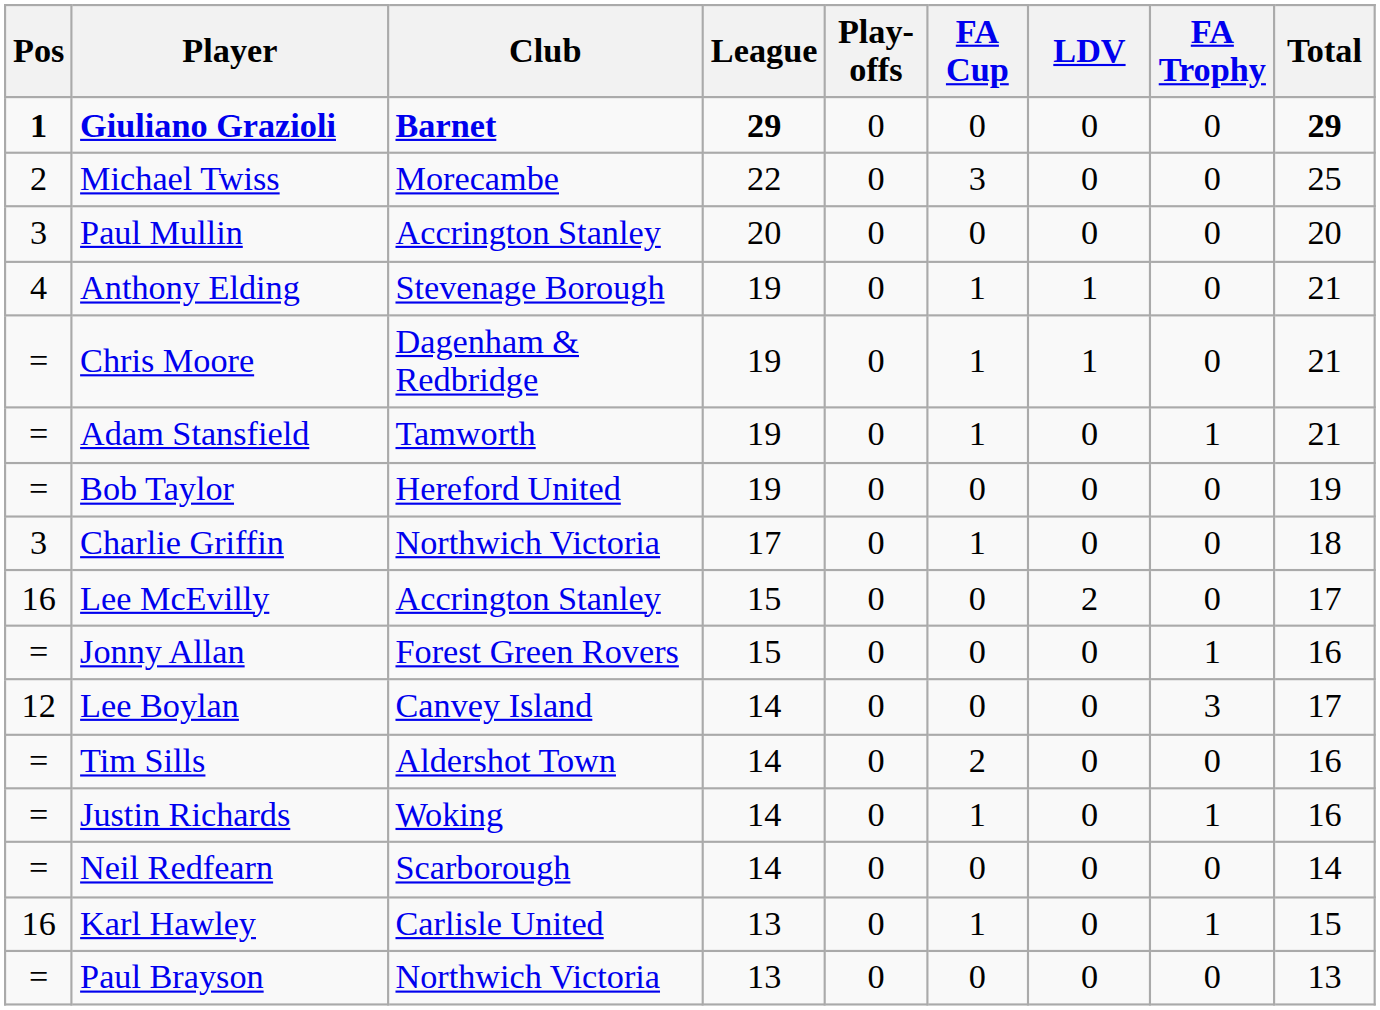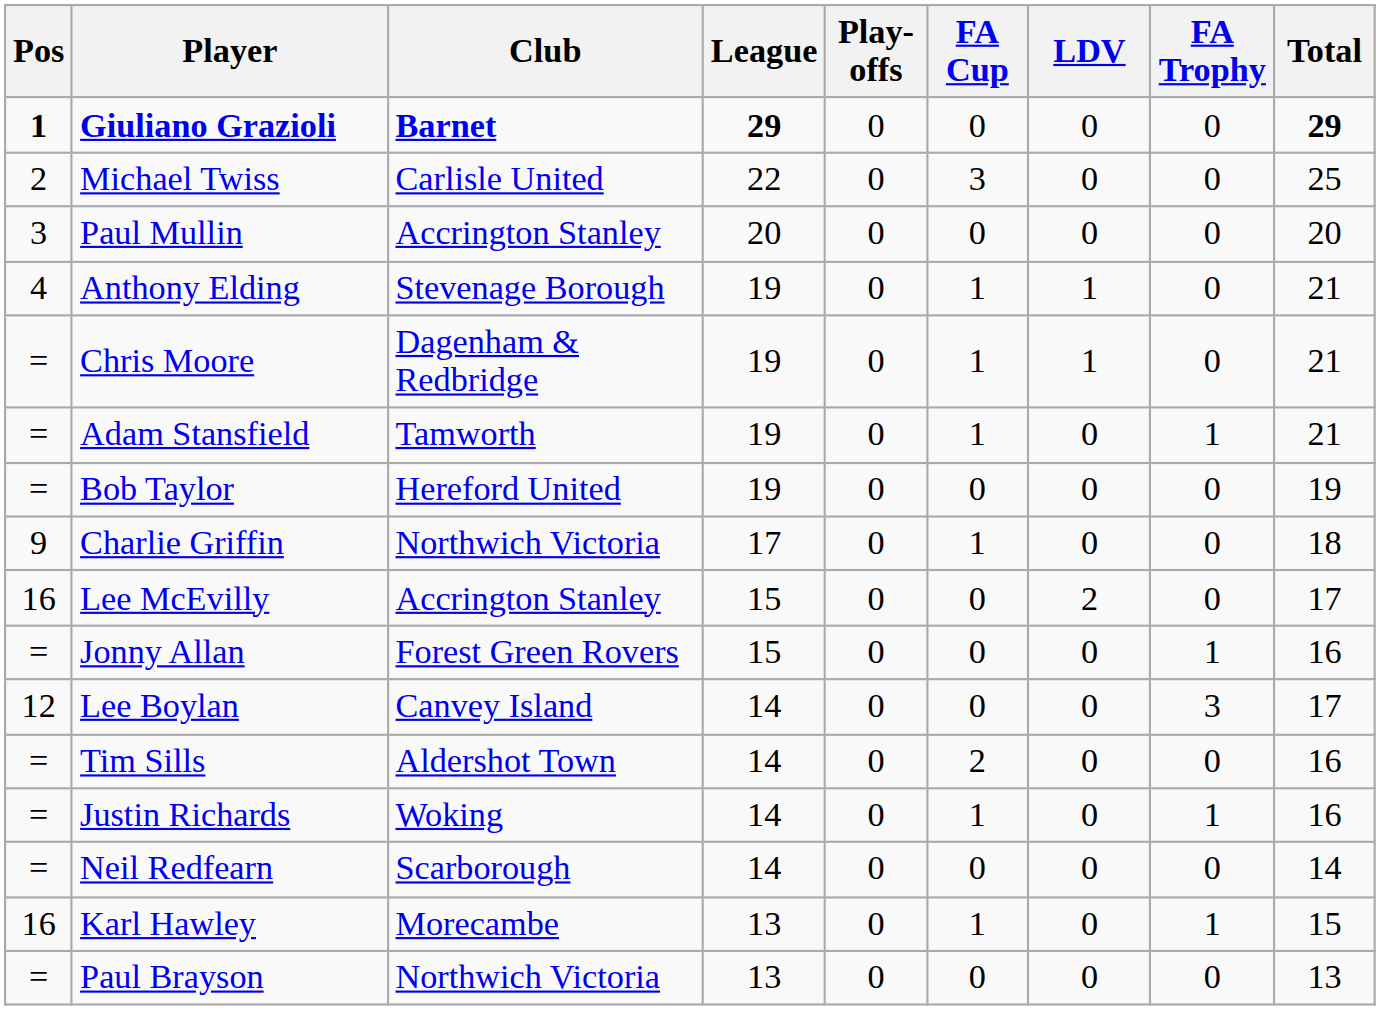(477, 178) Morecambe -> (500, 178) Carlisle United
(39, 543) 3 -> (39, 543) 9
(500, 923) Carlisle United -> (477, 923) Morecambe
